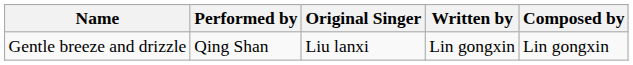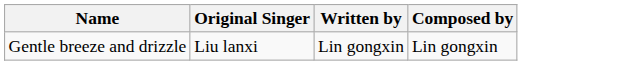- column: (246, 18)
